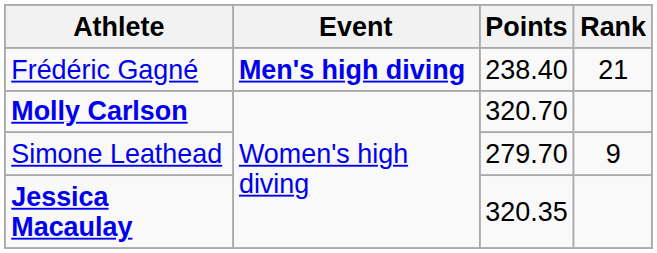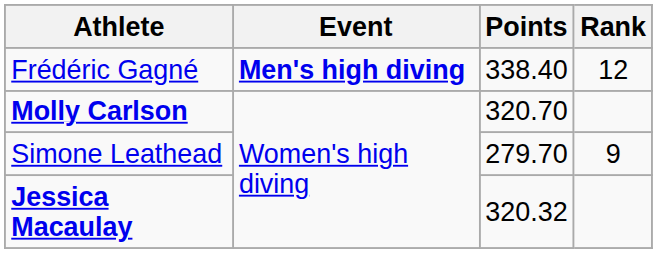(526, 69) 238.40 -> (526, 69) 338.40
(613, 69) 21 -> (613, 69) 12
(526, 212) 320.35 -> (526, 212) 320.32
